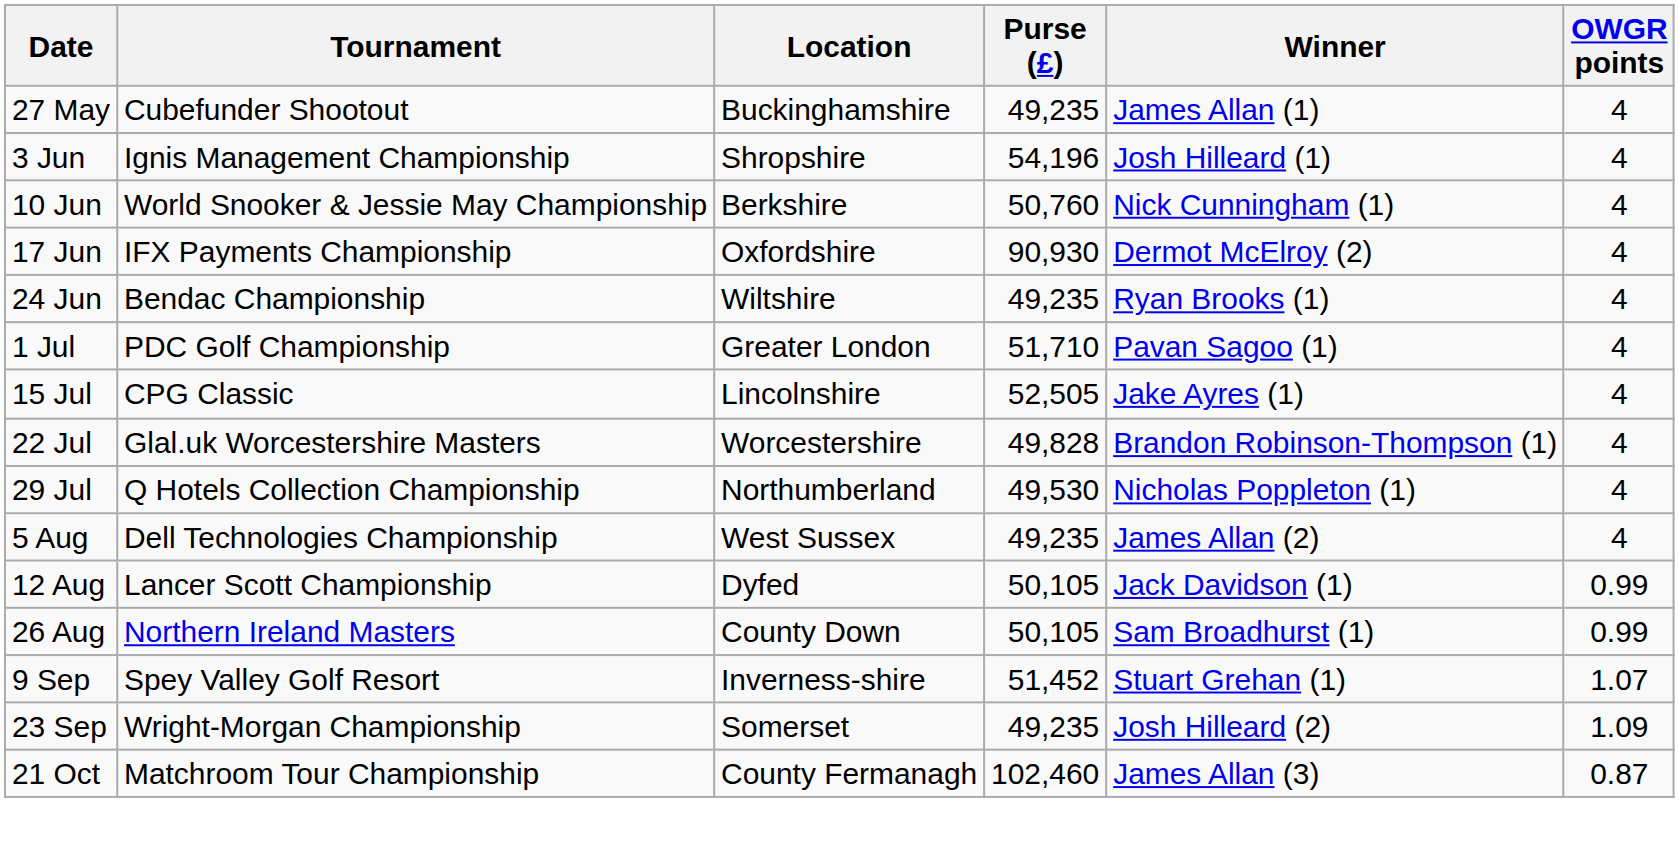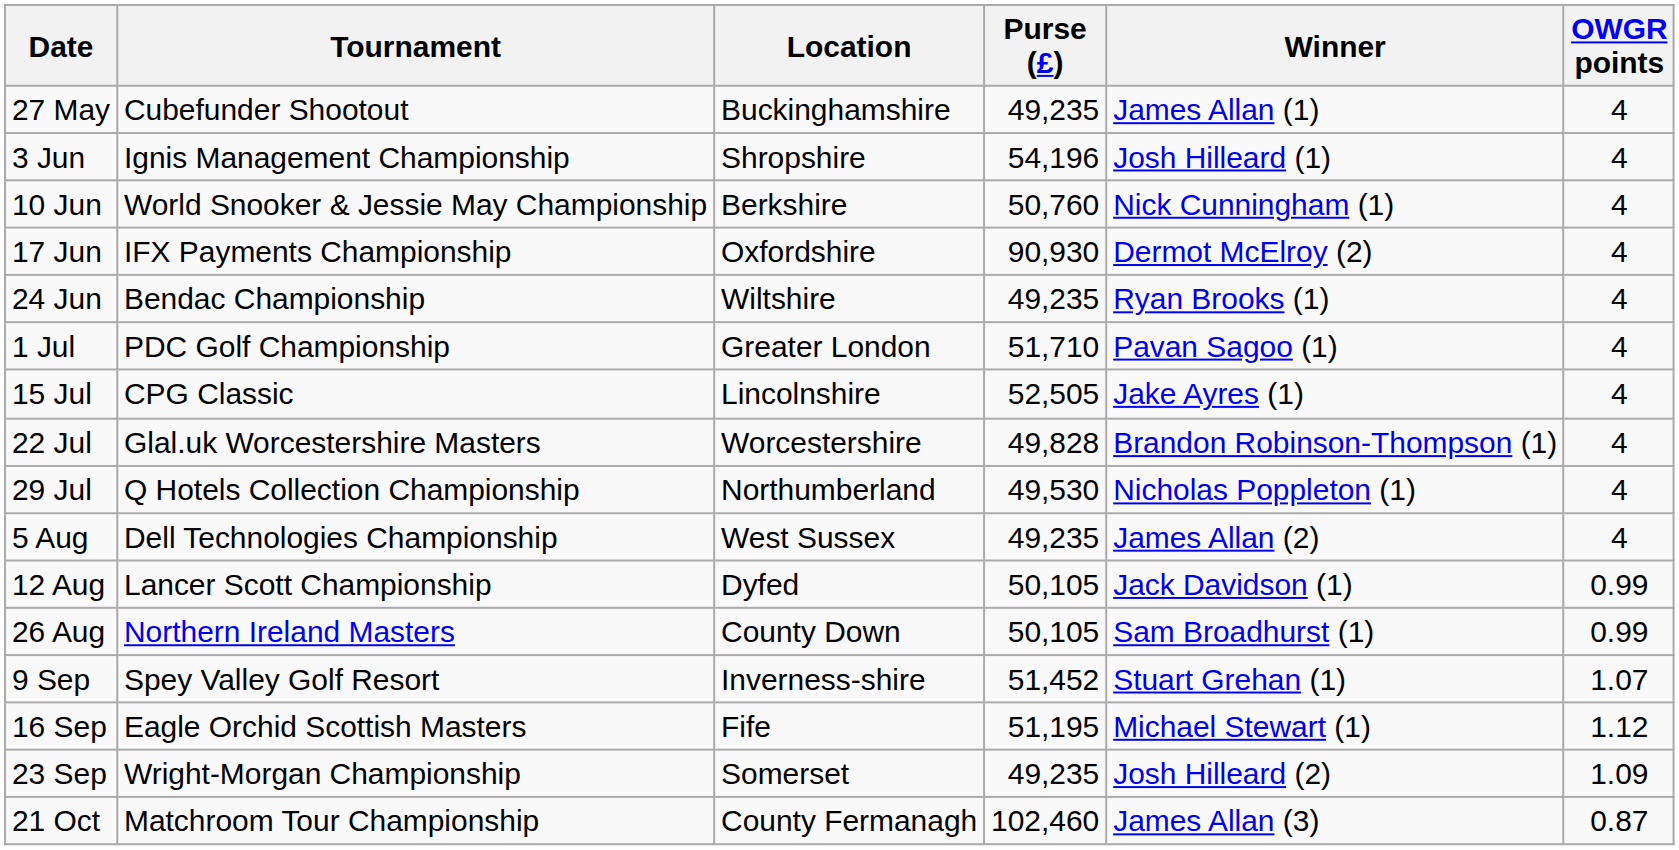+ row: (59, 726)
